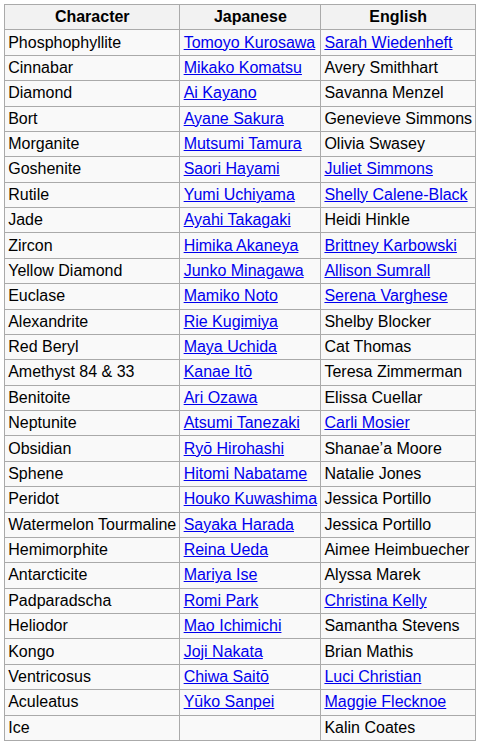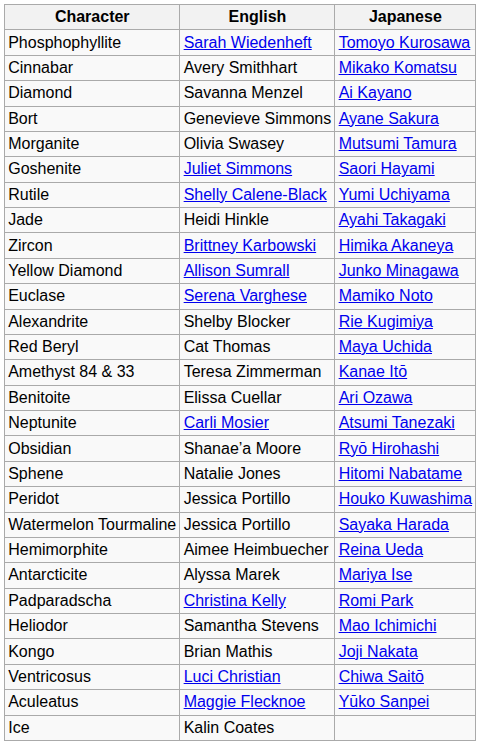columns swapped: (250, 17) <-> (398, 17)
